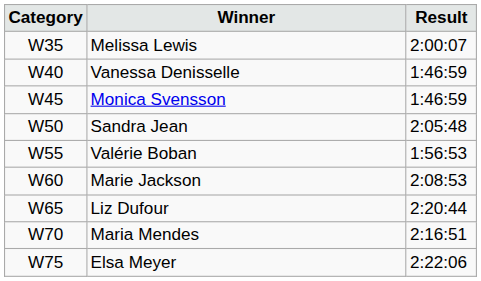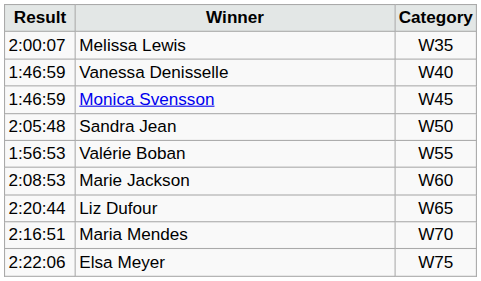columns swapped: (46, 18) <-> (441, 18)
